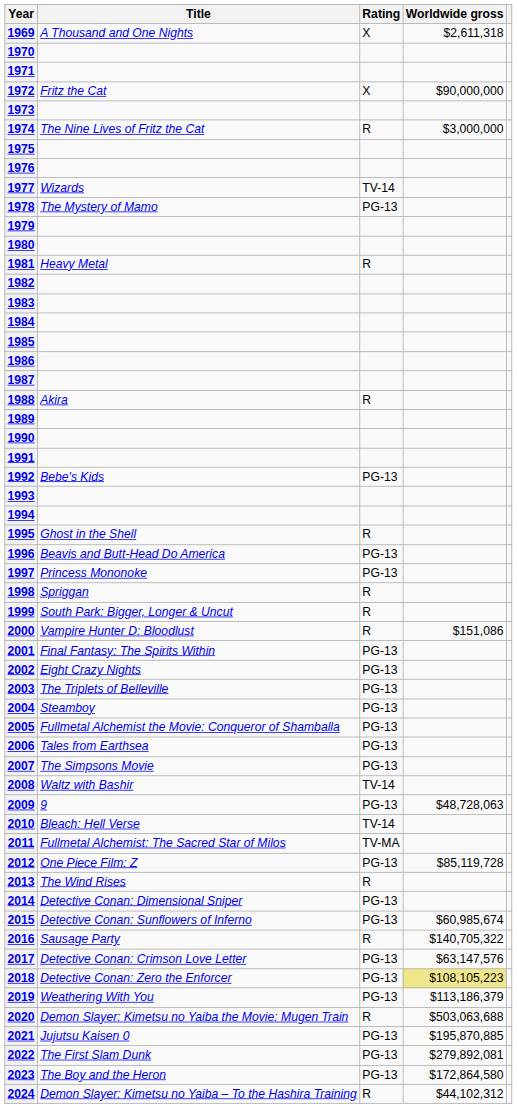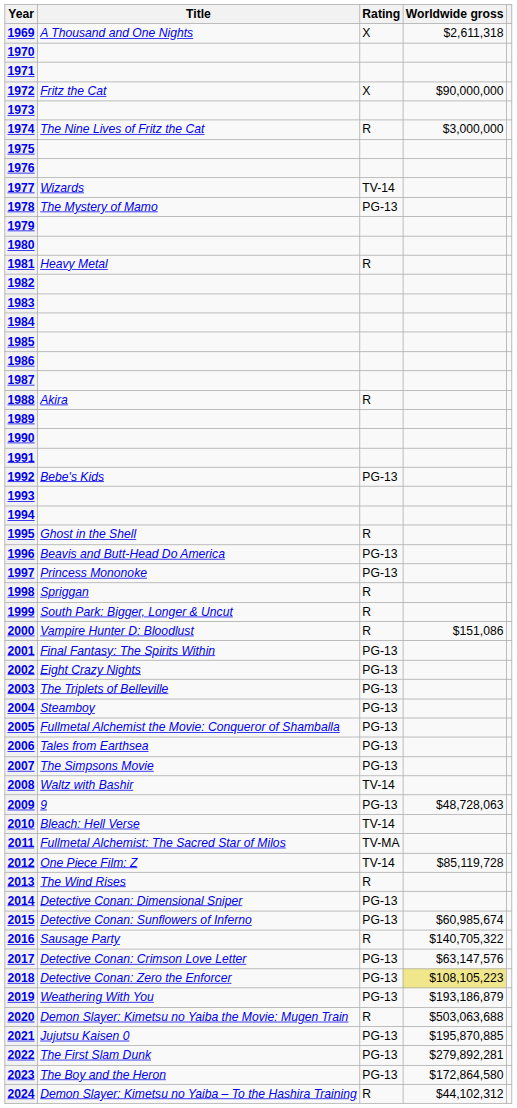(380, 862) PG-13 -> (379, 862) TV-14
(467, 997) $113,186,379 -> (466, 997) $193,186,879
(466, 1055) $279,892,081 -> (466, 1055) $279,892,281
